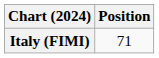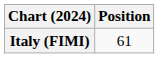(124, 40) 71 -> (124, 40) 61
